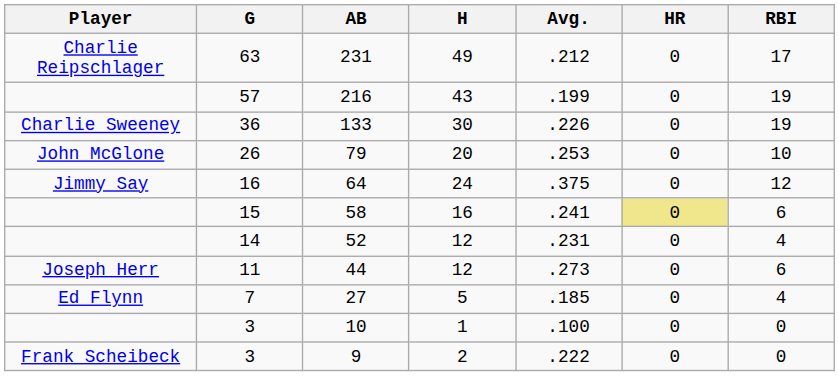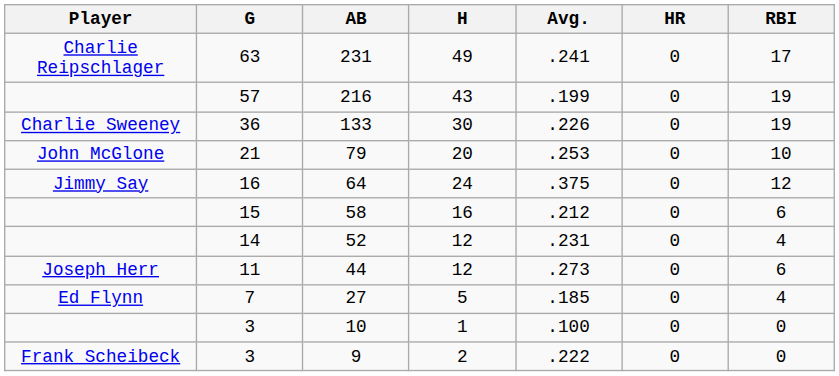(569, 58) .212 -> (569, 58) .241
(250, 155) 26 -> (250, 155) 21
(569, 212) .241 -> (569, 212) .212
(675, 212) khaki background -> (675, 212) no background
